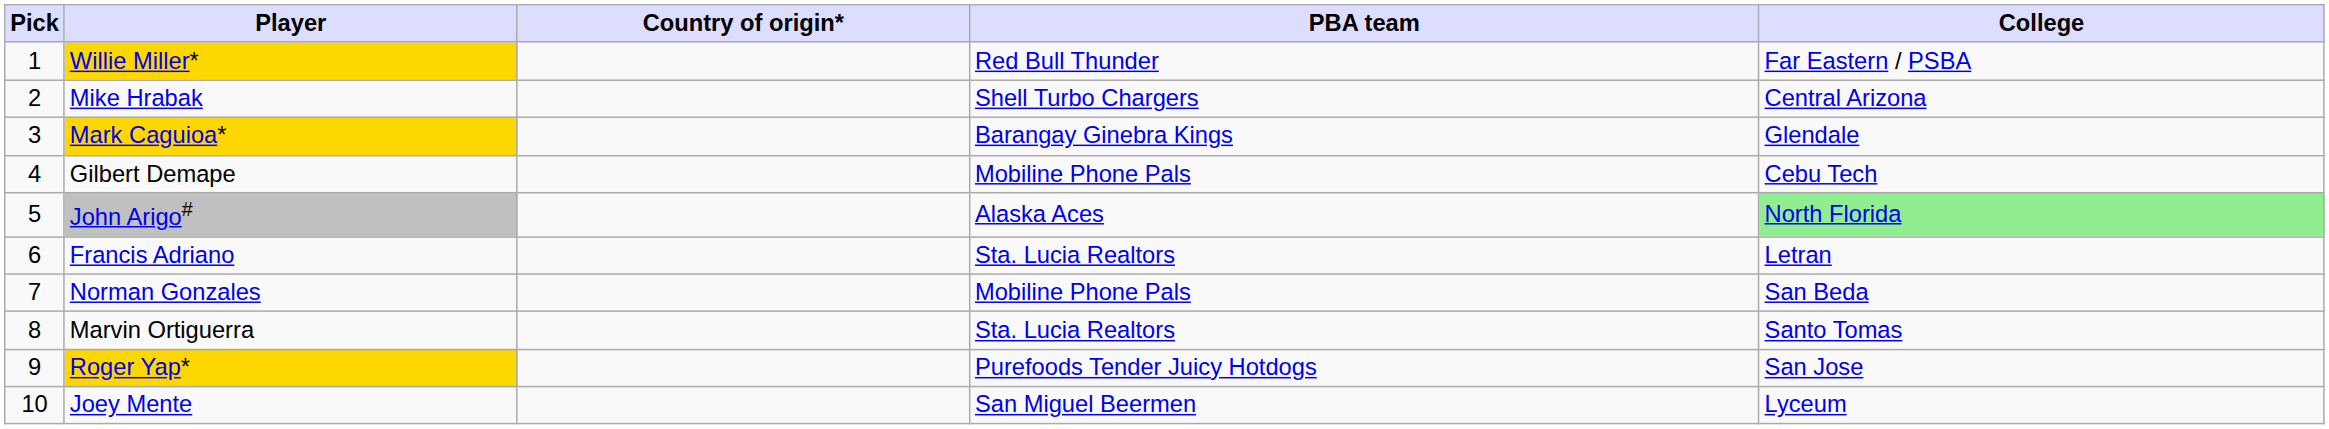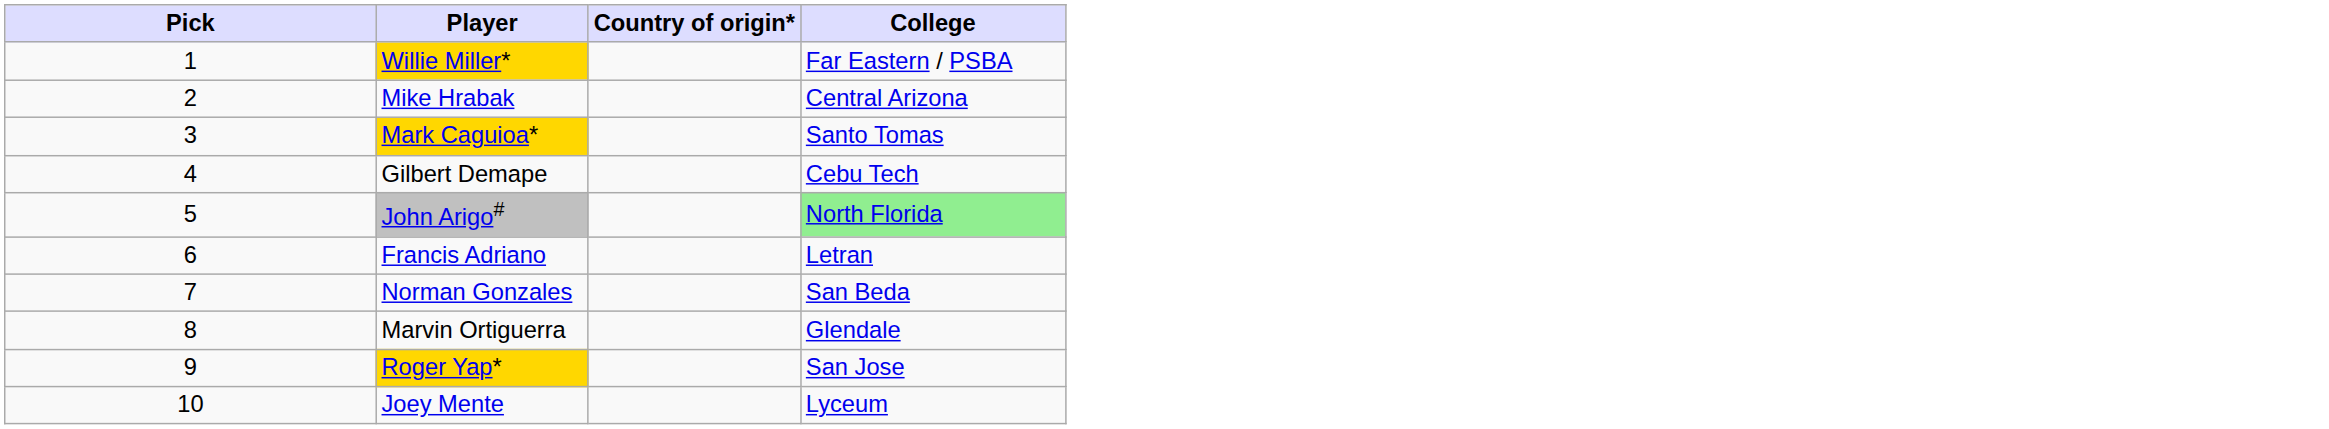- column: (1364, 23)
(1812, 135) Glendale -> (875, 135) Santo Tomas
(1833, 330) Santo Tomas -> (853, 330) Glendale
